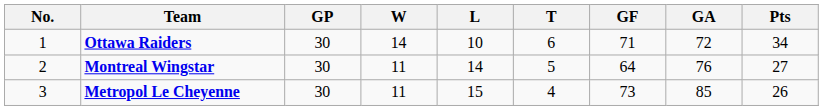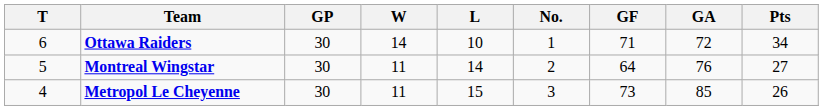columns swapped: (43, 17) <-> (551, 17)
